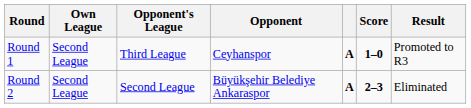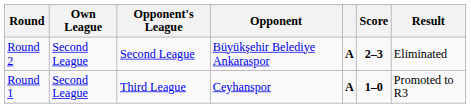rows swapped: (23, 53) <-> (23, 86)
